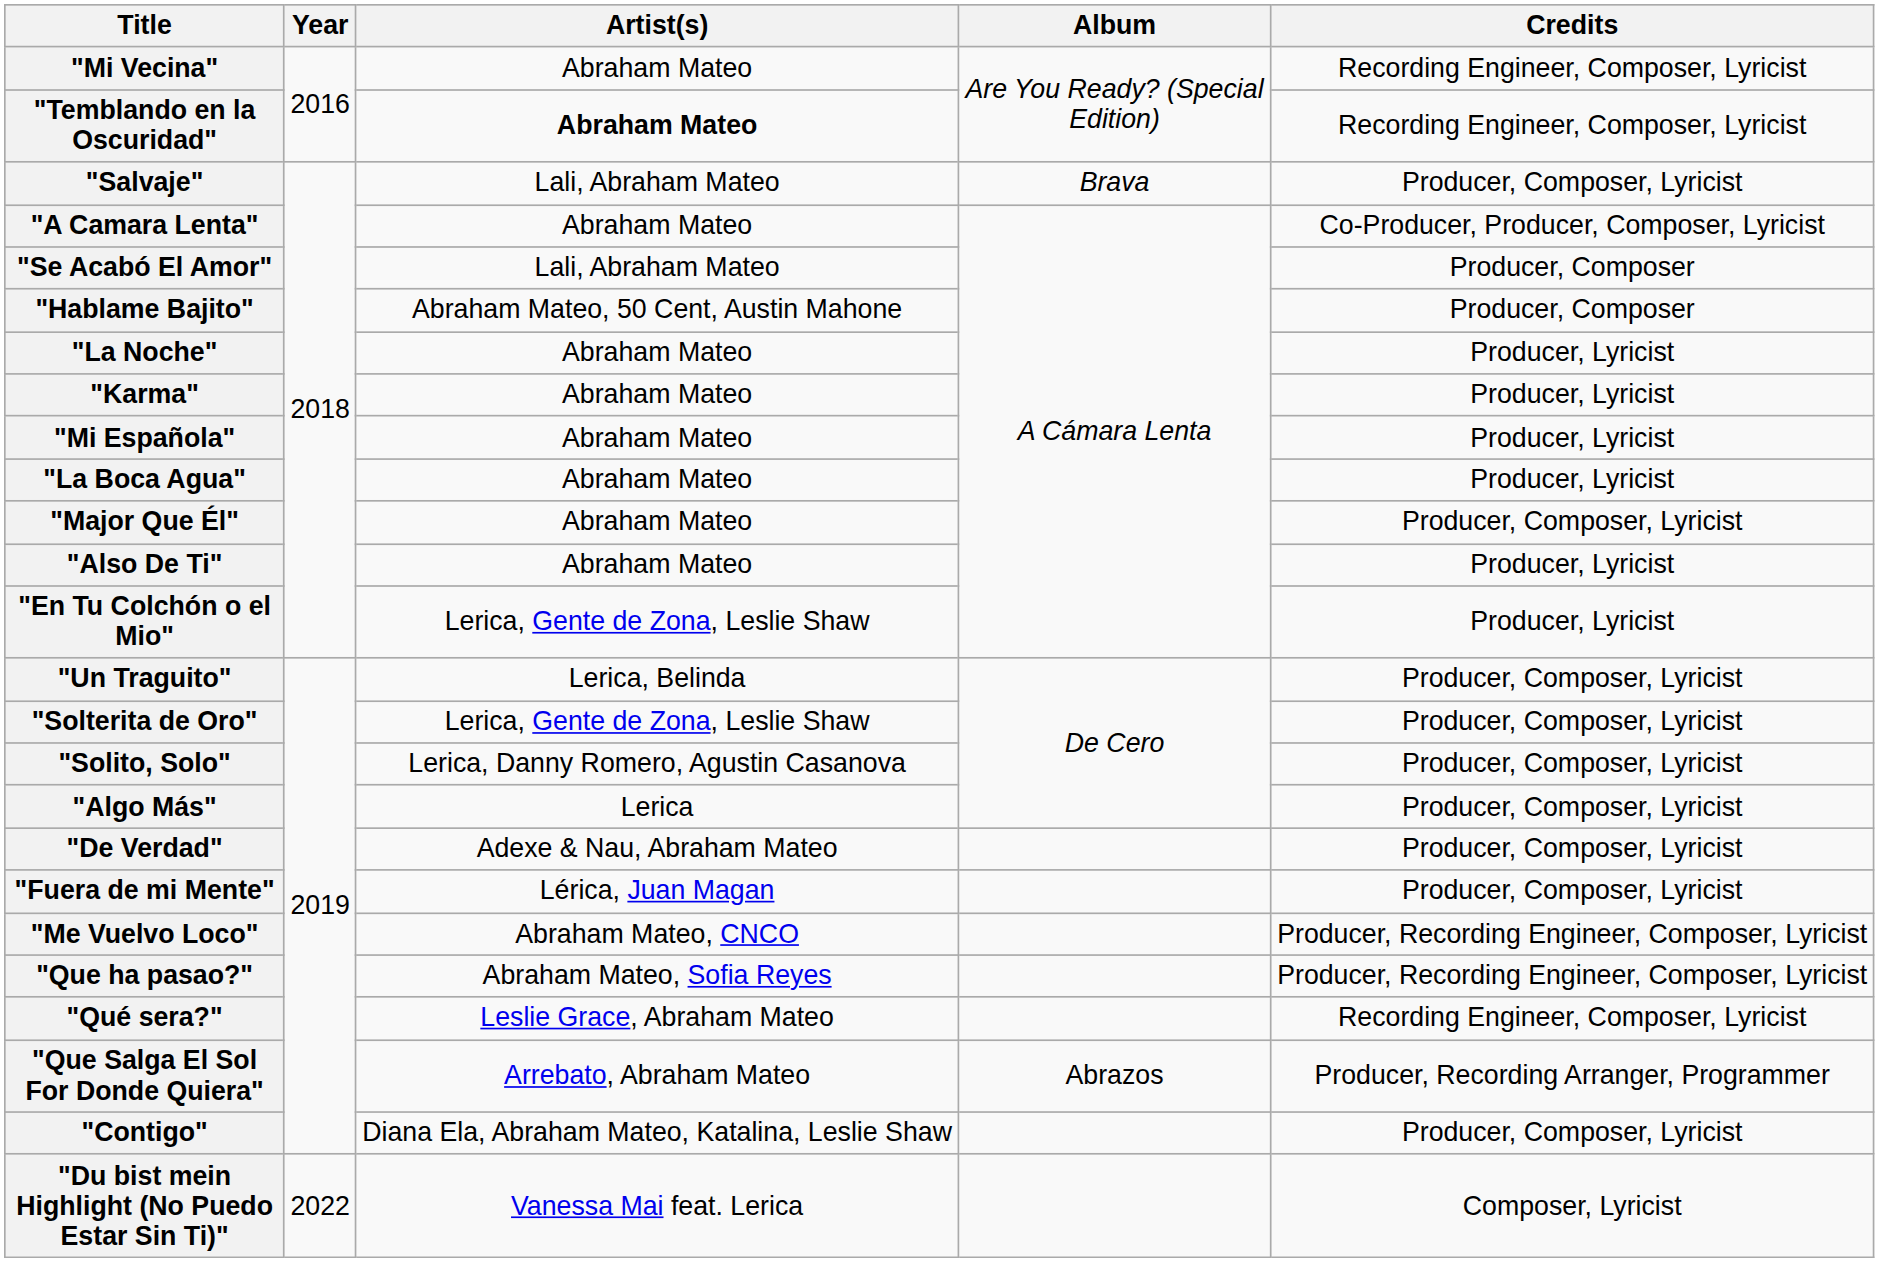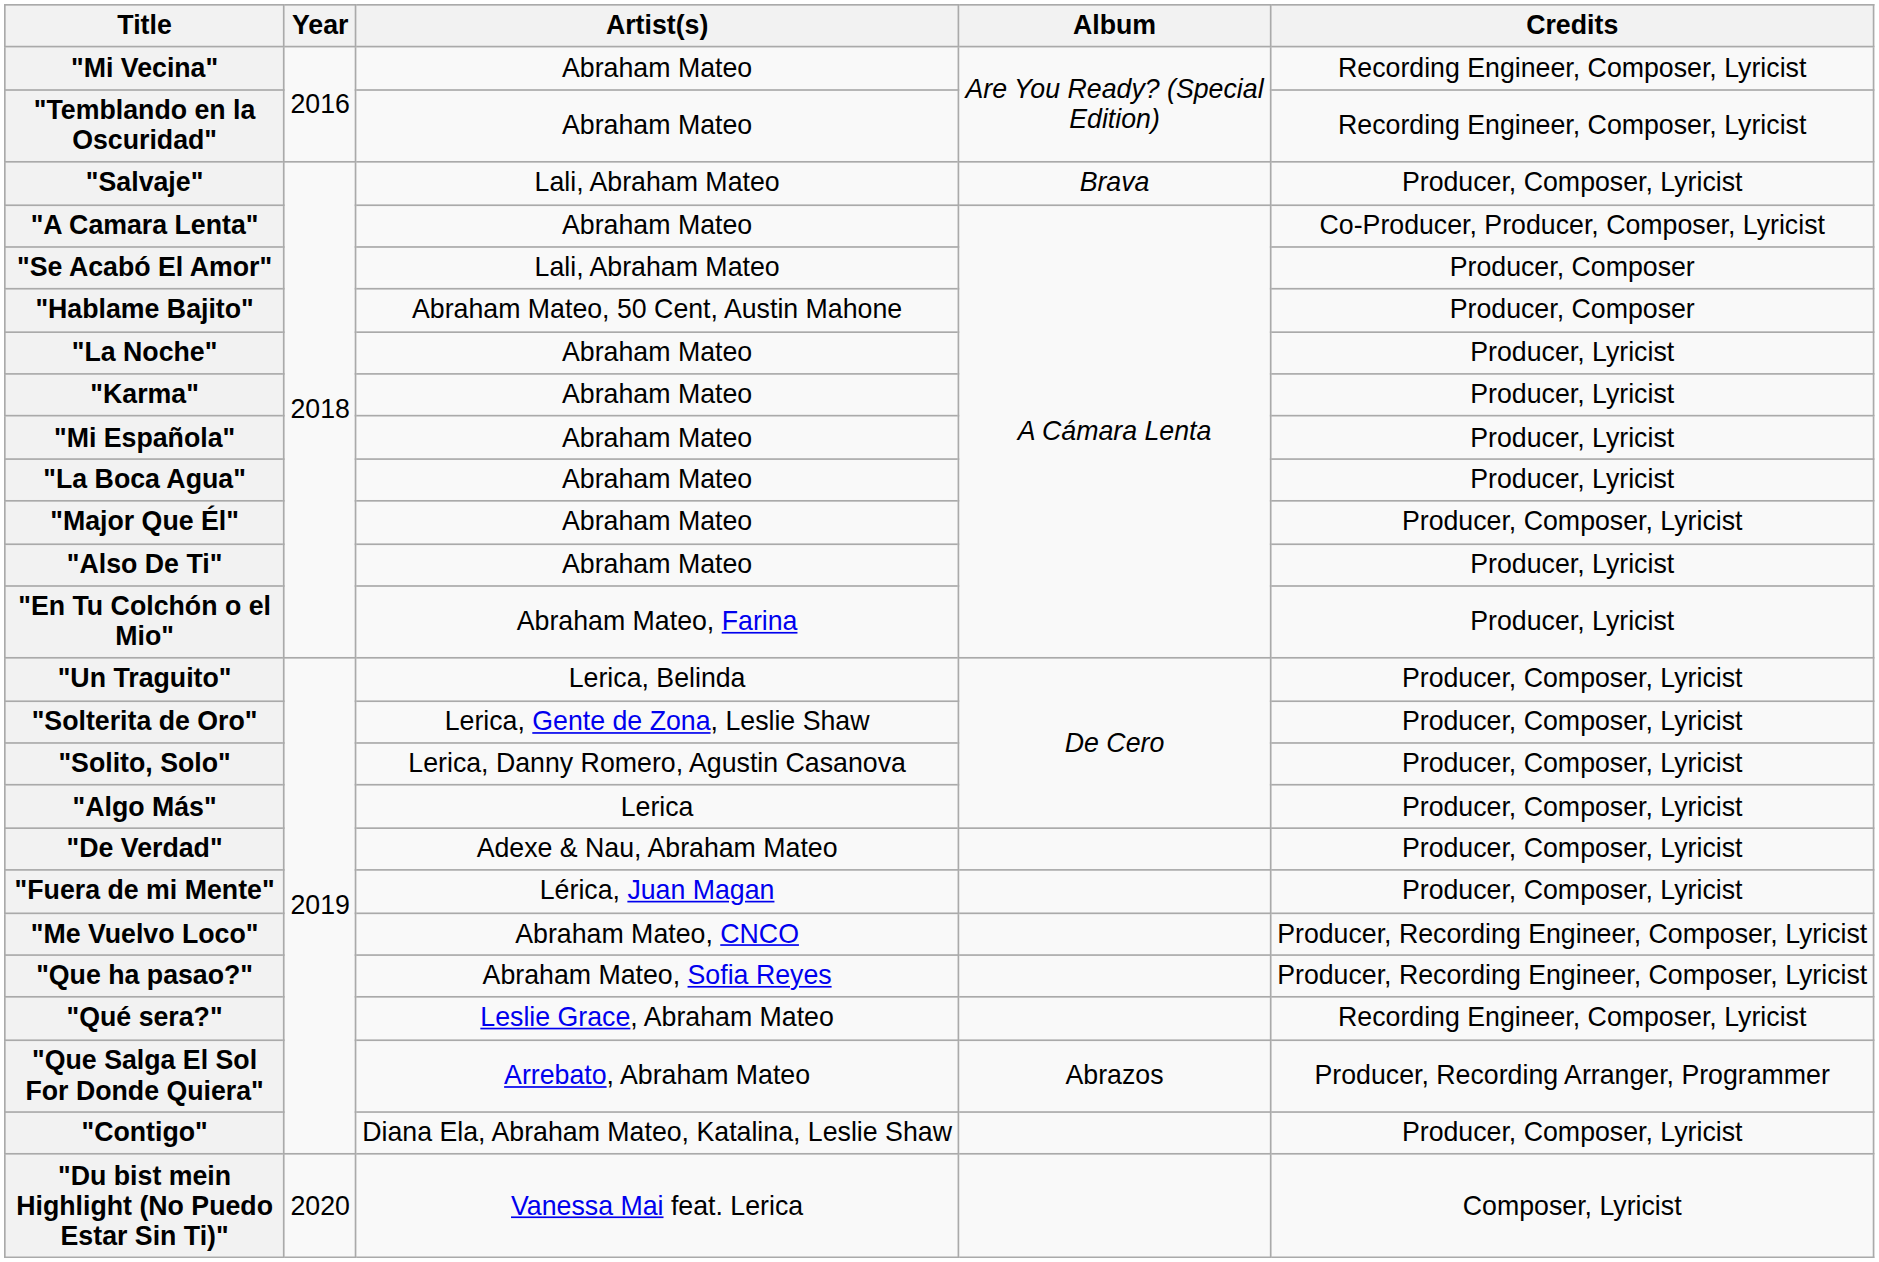(657, 125) bold -> (657, 125) normal
(657, 621) Lerica, Gente de Zona, Leslie Shaw -> (657, 621) Abraham Mateo, Farina
(320, 1205) 2022 -> (320, 1205) 2020
